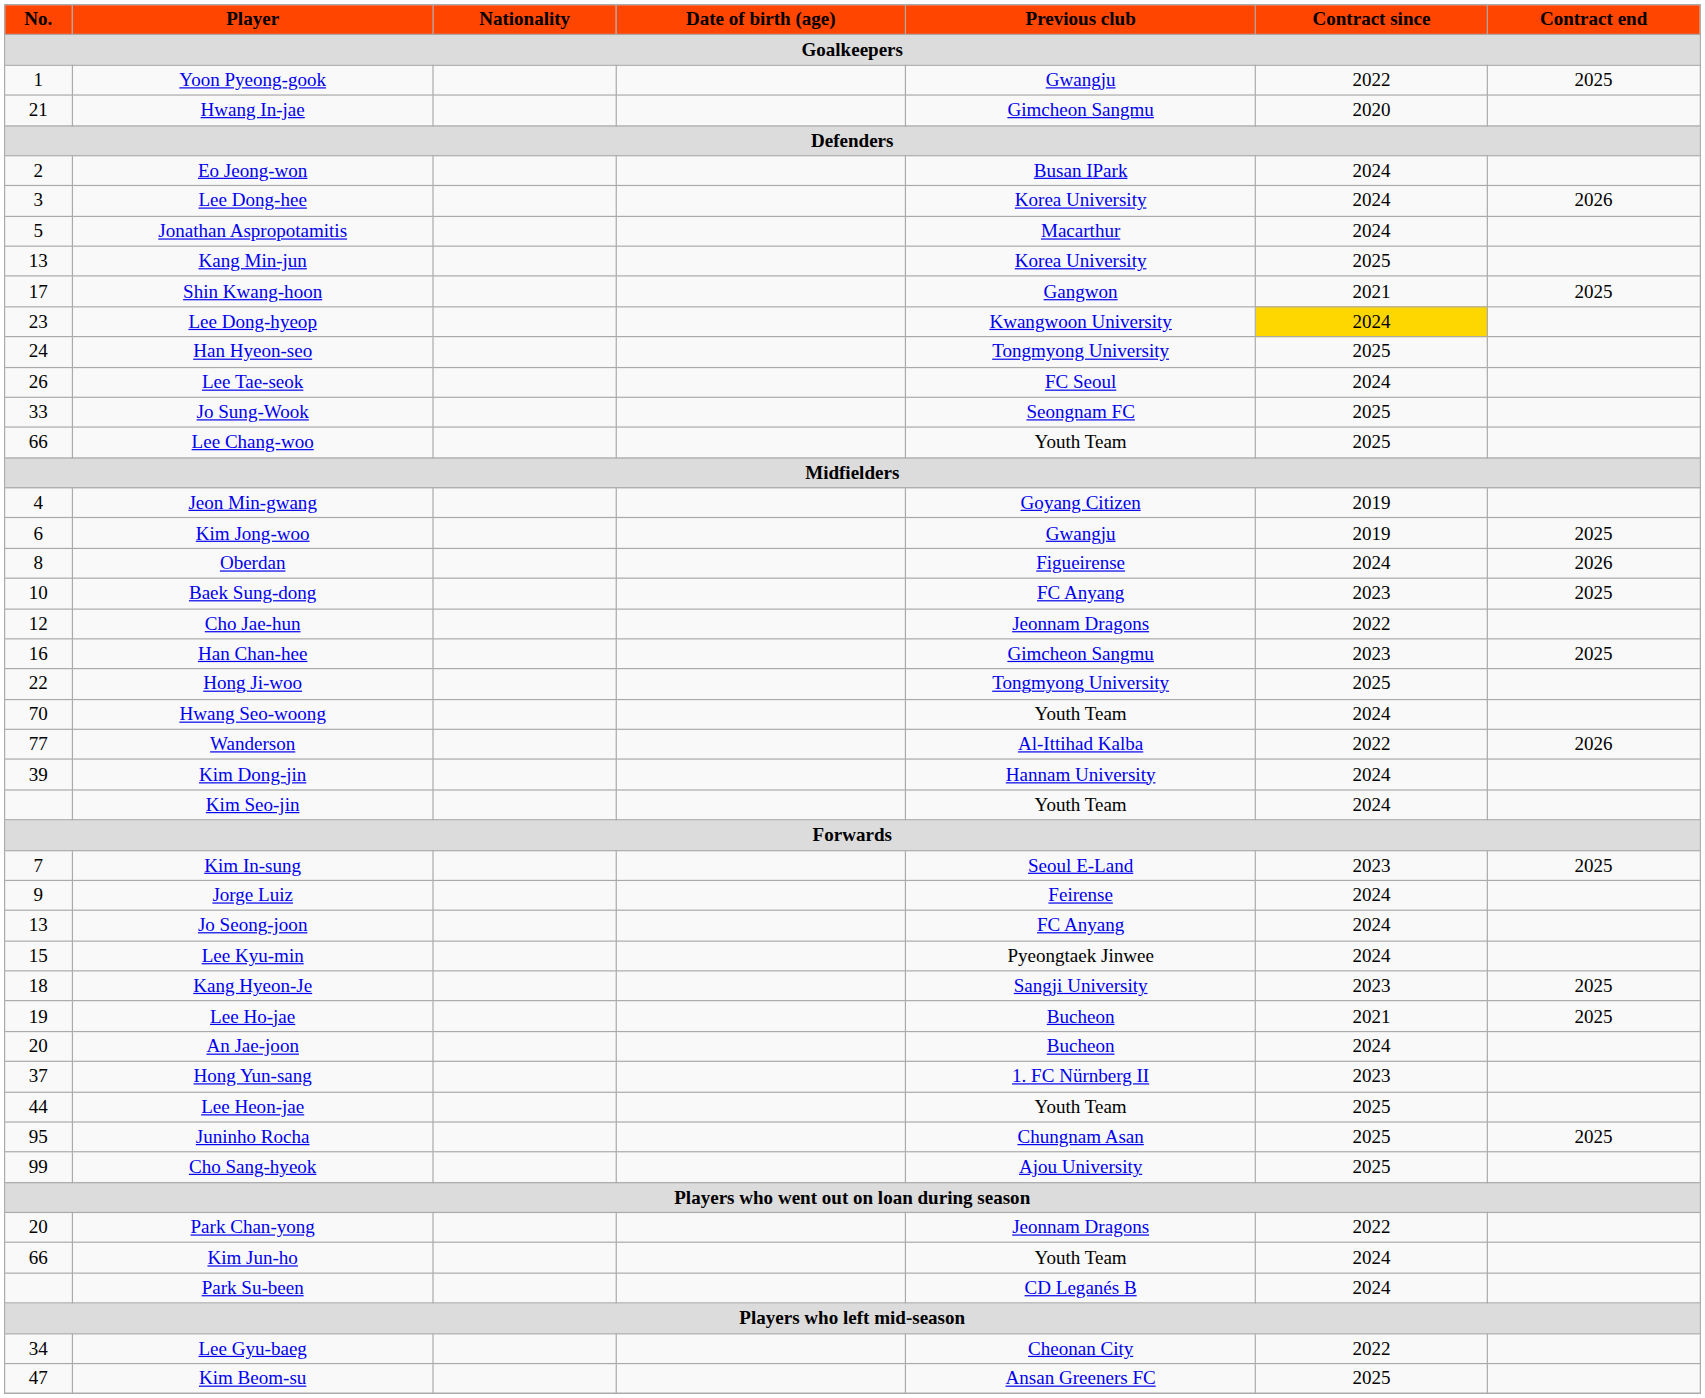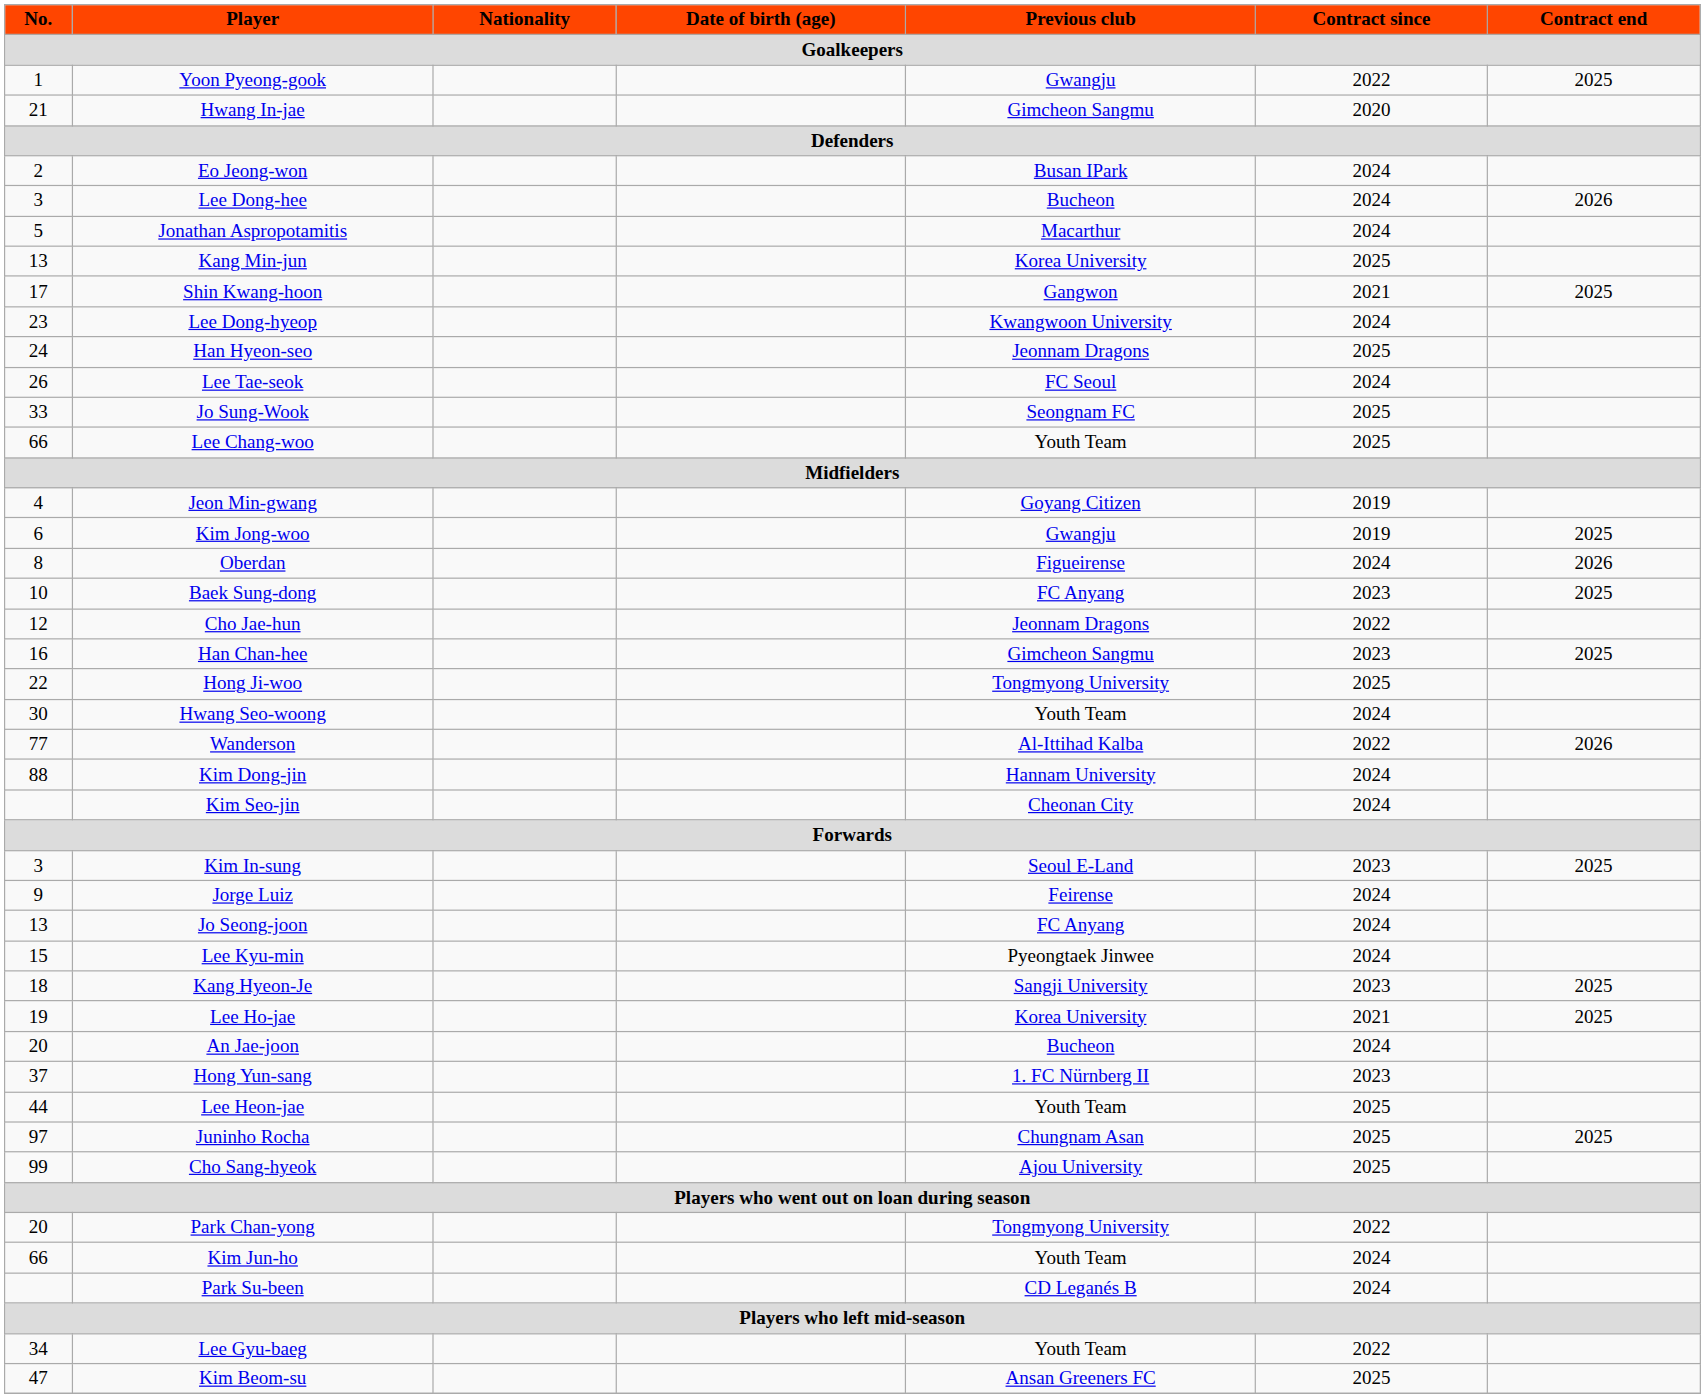(1081, 200) Korea University -> (1081, 200) Bucheon
(1371, 321) gold background -> (1371, 321) no background
(1081, 351) Tongmyong University -> (1081, 351) Jeonnam Dragons
(38, 714) 70 -> (38, 714) 30
(38, 774) 39 -> (38, 774) 88
(1081, 804) Youth Team -> (1081, 804) Cheonan City
(38, 865) 7 -> (38, 865) 3
(1081, 1016) Bucheon -> (1081, 1016) Korea University
(38, 1136) 95 -> (38, 1136) 97
(1081, 1227) Jeonnam Dragons -> (1081, 1227) Tongmyong University
(1081, 1348) Cheonan City -> (1081, 1348) Youth Team
